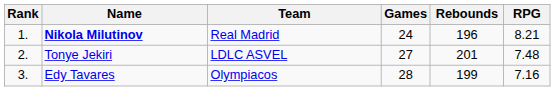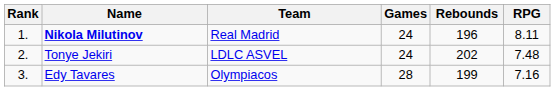(527, 34) 8.21 -> (527, 34) 8.11
(406, 55) 27 -> (406, 55) 24
(467, 55) 201 -> (467, 55) 202
